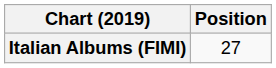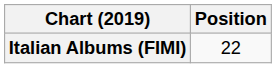(231, 47) 27 -> (231, 47) 22
